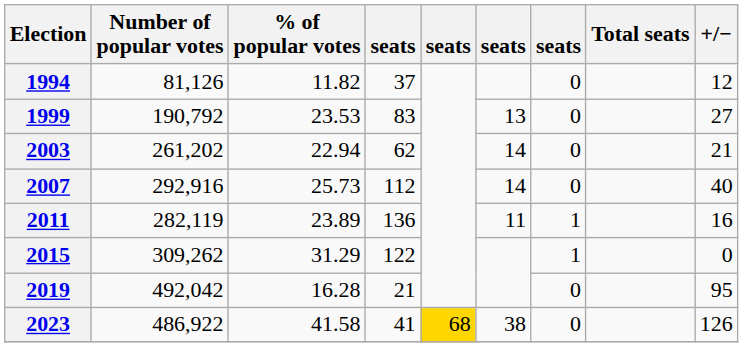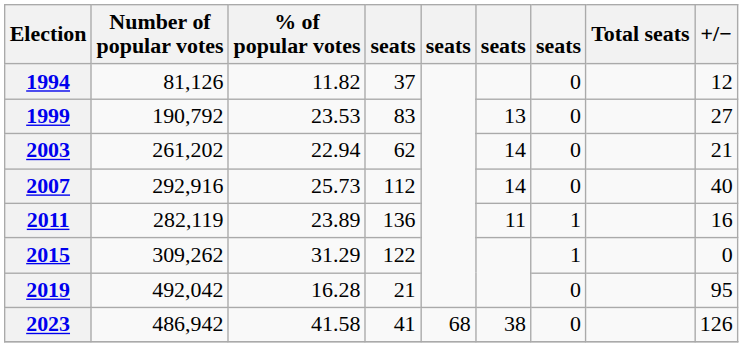(188, 324) 486,922 -> (188, 324) 486,942
(460, 324) gold background -> (460, 324) no background
